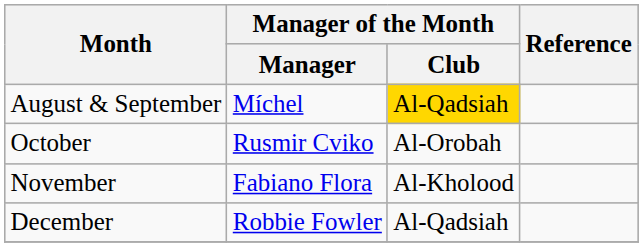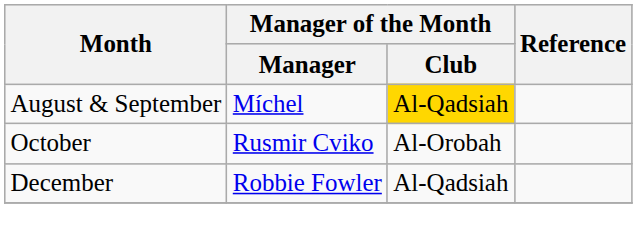- row: (63, 182)
